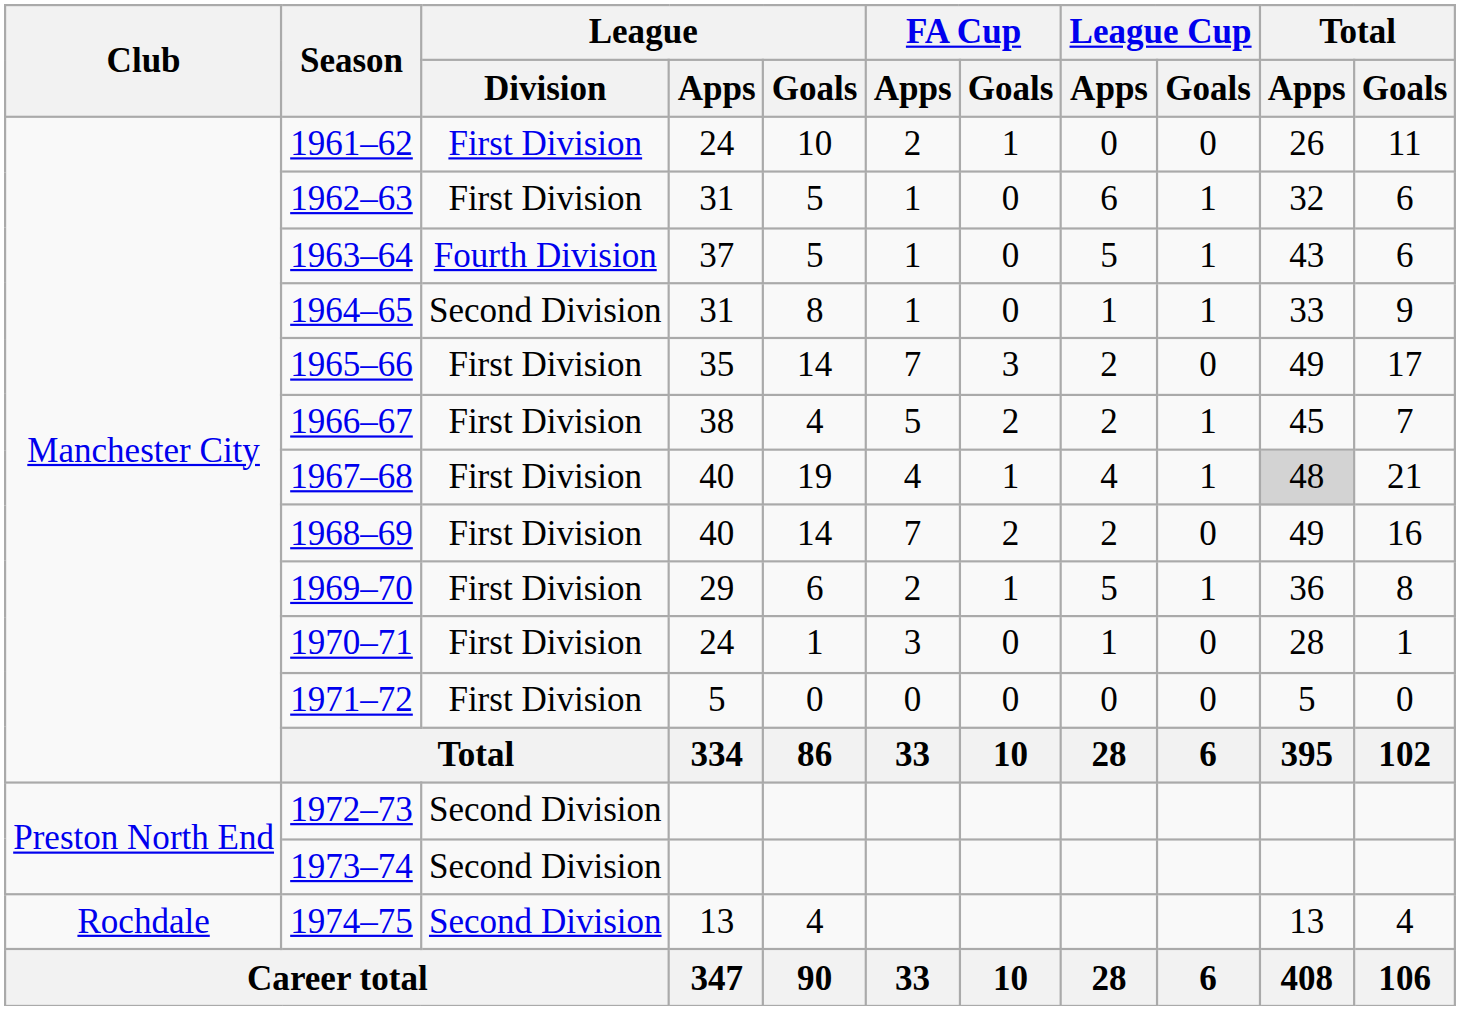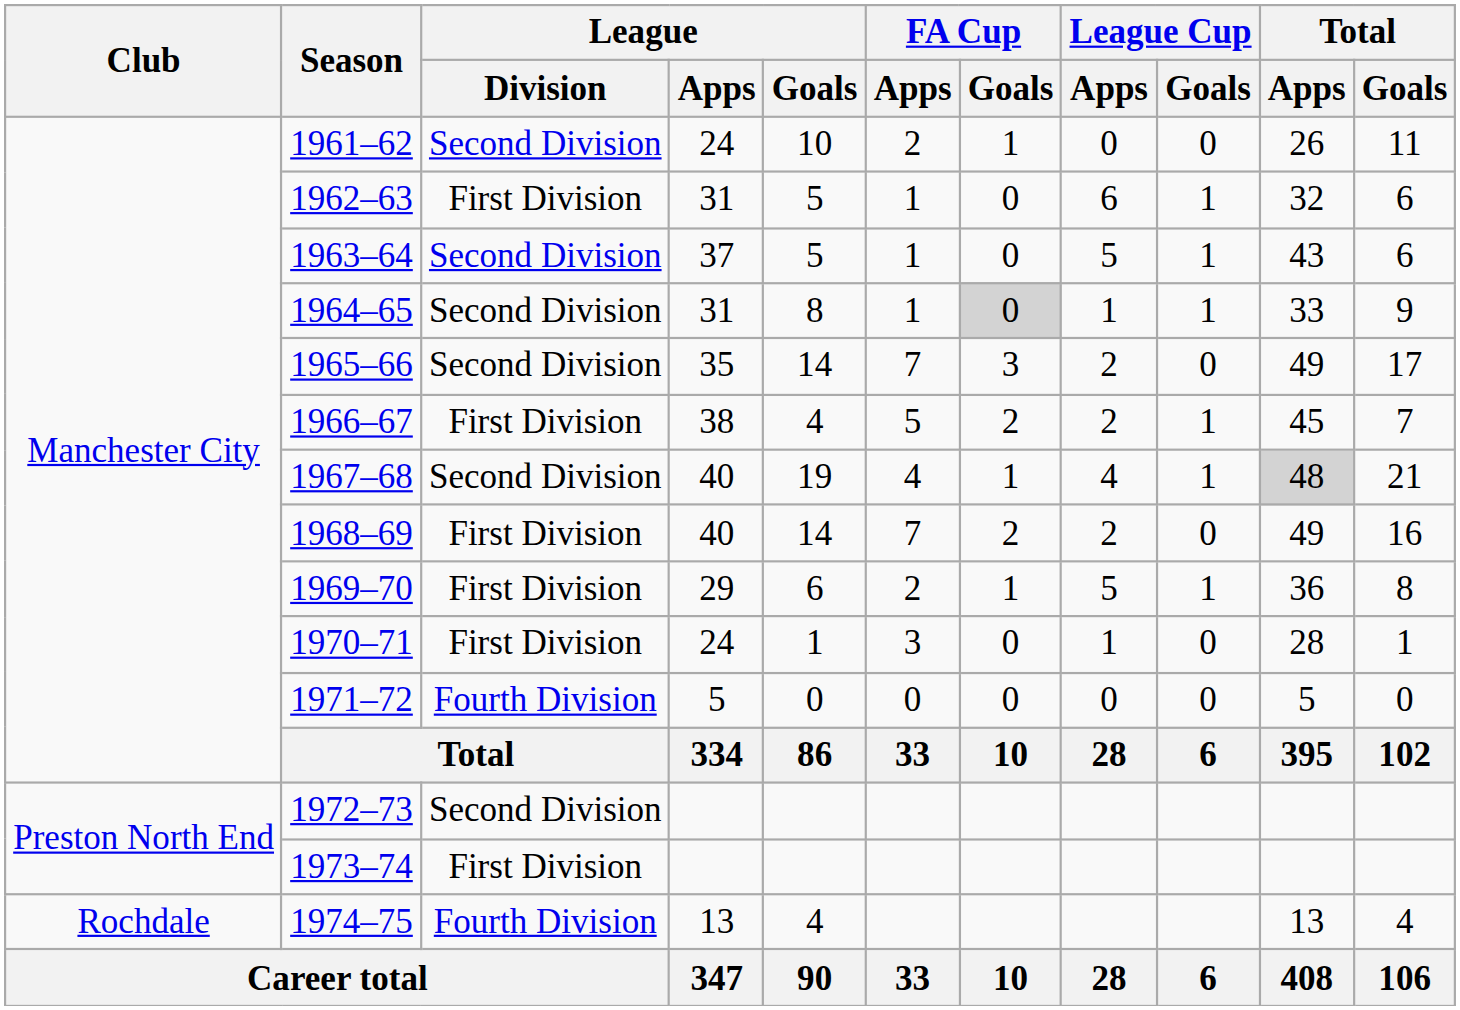(545, 143) First Division -> (545, 143) Second Division
(545, 254) Fourth Division -> (545, 254) Second Division
(1011, 310) no background -> (1011, 310) lightgrey background
(545, 365) First Division -> (545, 365) Second Division
(545, 476) First Division -> (545, 476) Second Division
(545, 699) First Division -> (545, 699) Fourth Division
(545, 865) Second Division -> (545, 865) First Division
(545, 921) Second Division -> (545, 921) Fourth Division
